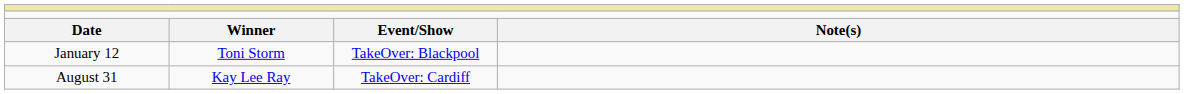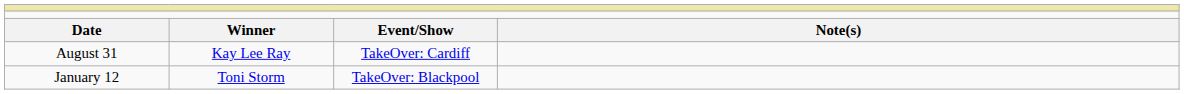rows swapped: (87, 53) <-> (87, 77)
